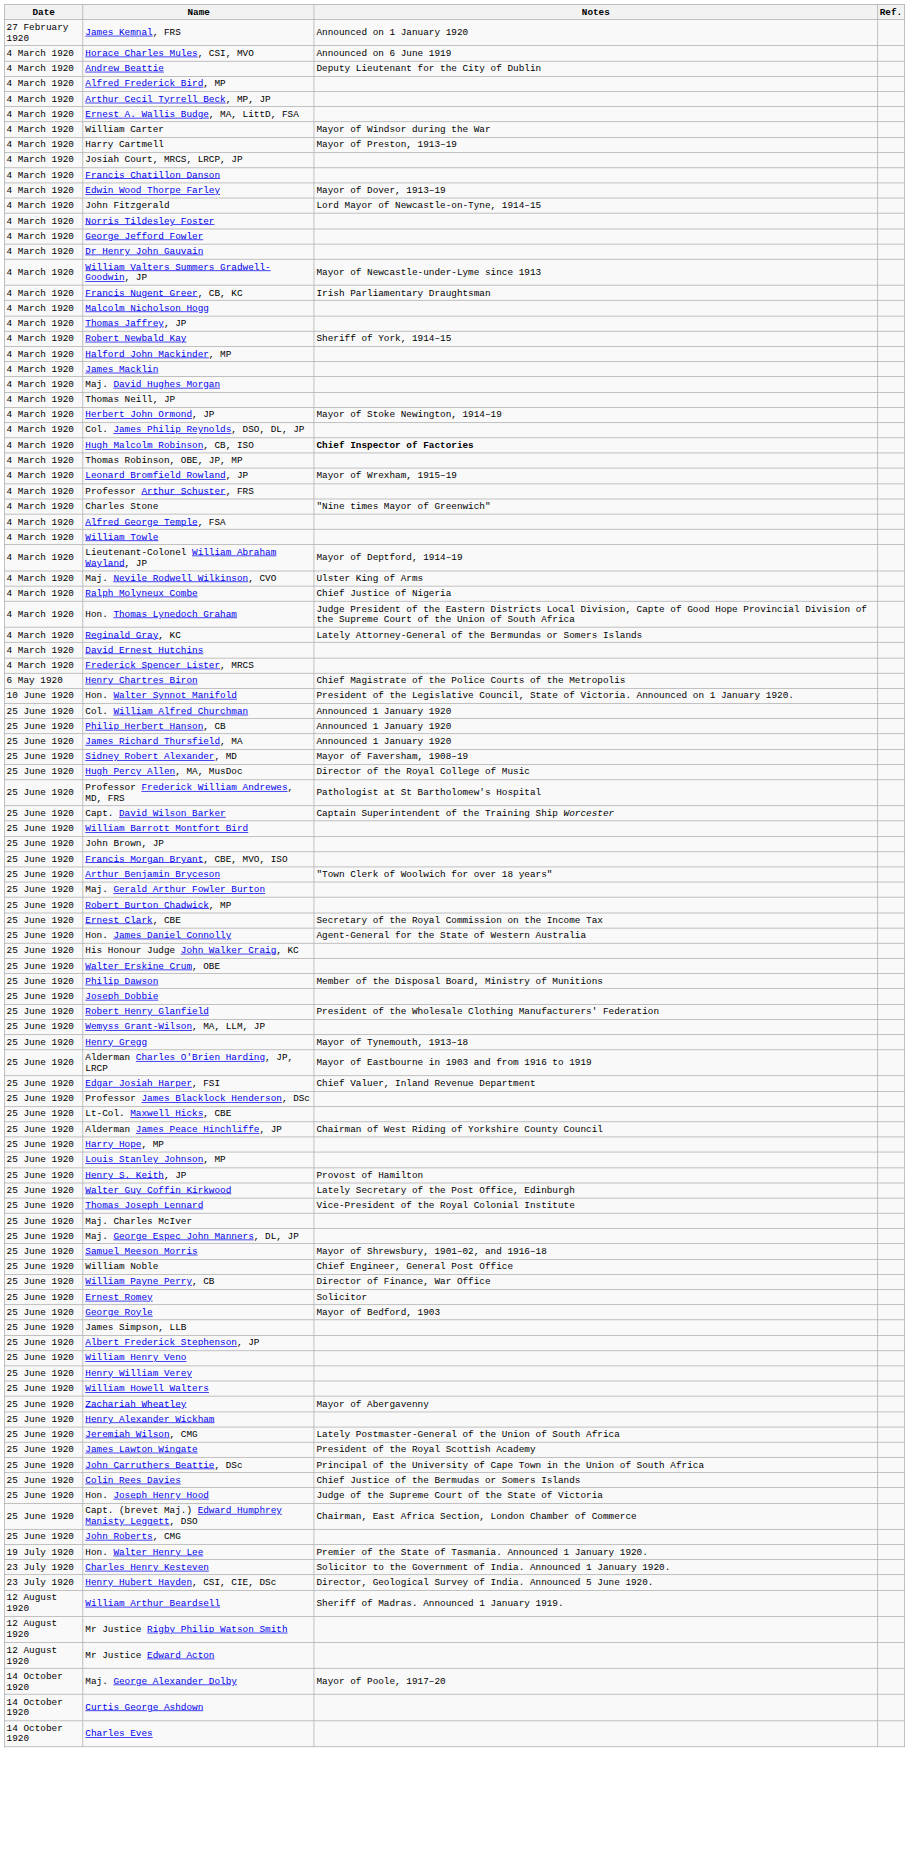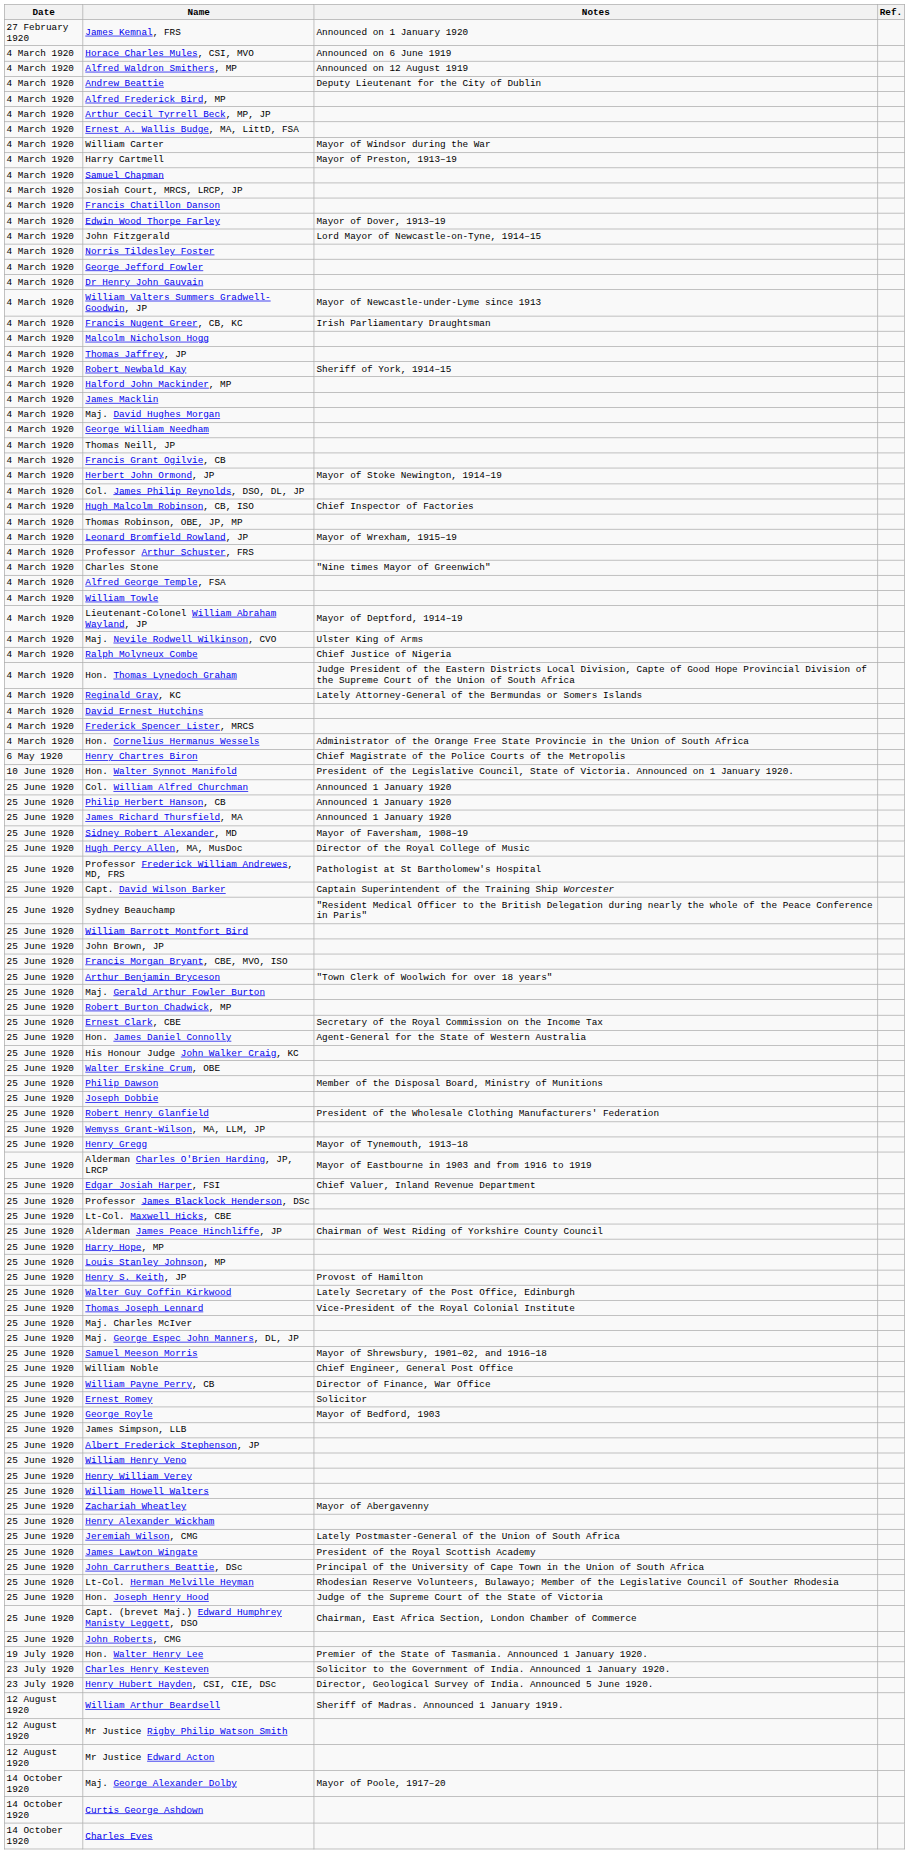+ row: (161, 69)
+ row: (125, 175)
+ row: (147, 430)
+ row: (156, 461)
(395, 445) bold -> (395, 506) normal
+ row: (172, 742)
+ row: (130, 910)
- row: (133, 1480)
+ row: (170, 1583)
